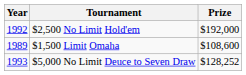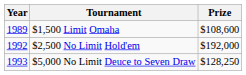rows swapped: (76, 45) <-> (86, 29)
(220, 62) $128,252 -> (220, 62) $128,250
